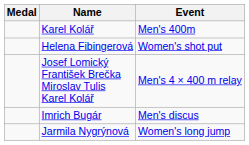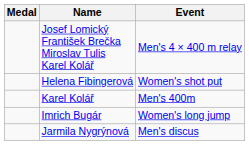rows swapped: (68, 29) <-> (81, 80)
(168, 115) Men's discus -> (184, 115) Women's long jump
(184, 132) Women's long jump -> (168, 132) Men's discus
